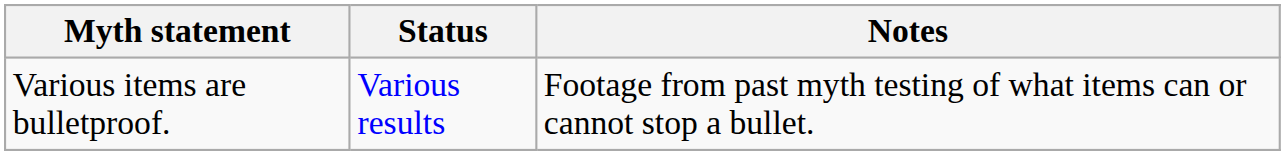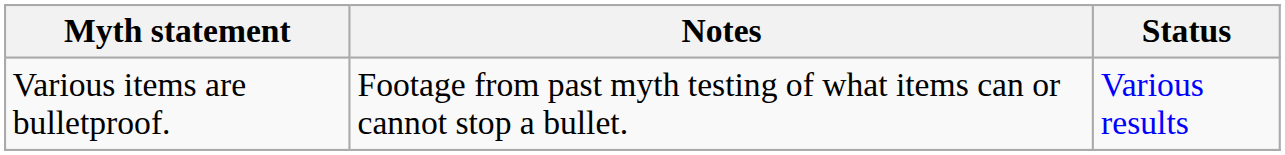columns swapped: (443, 31) <-> (908, 31)
